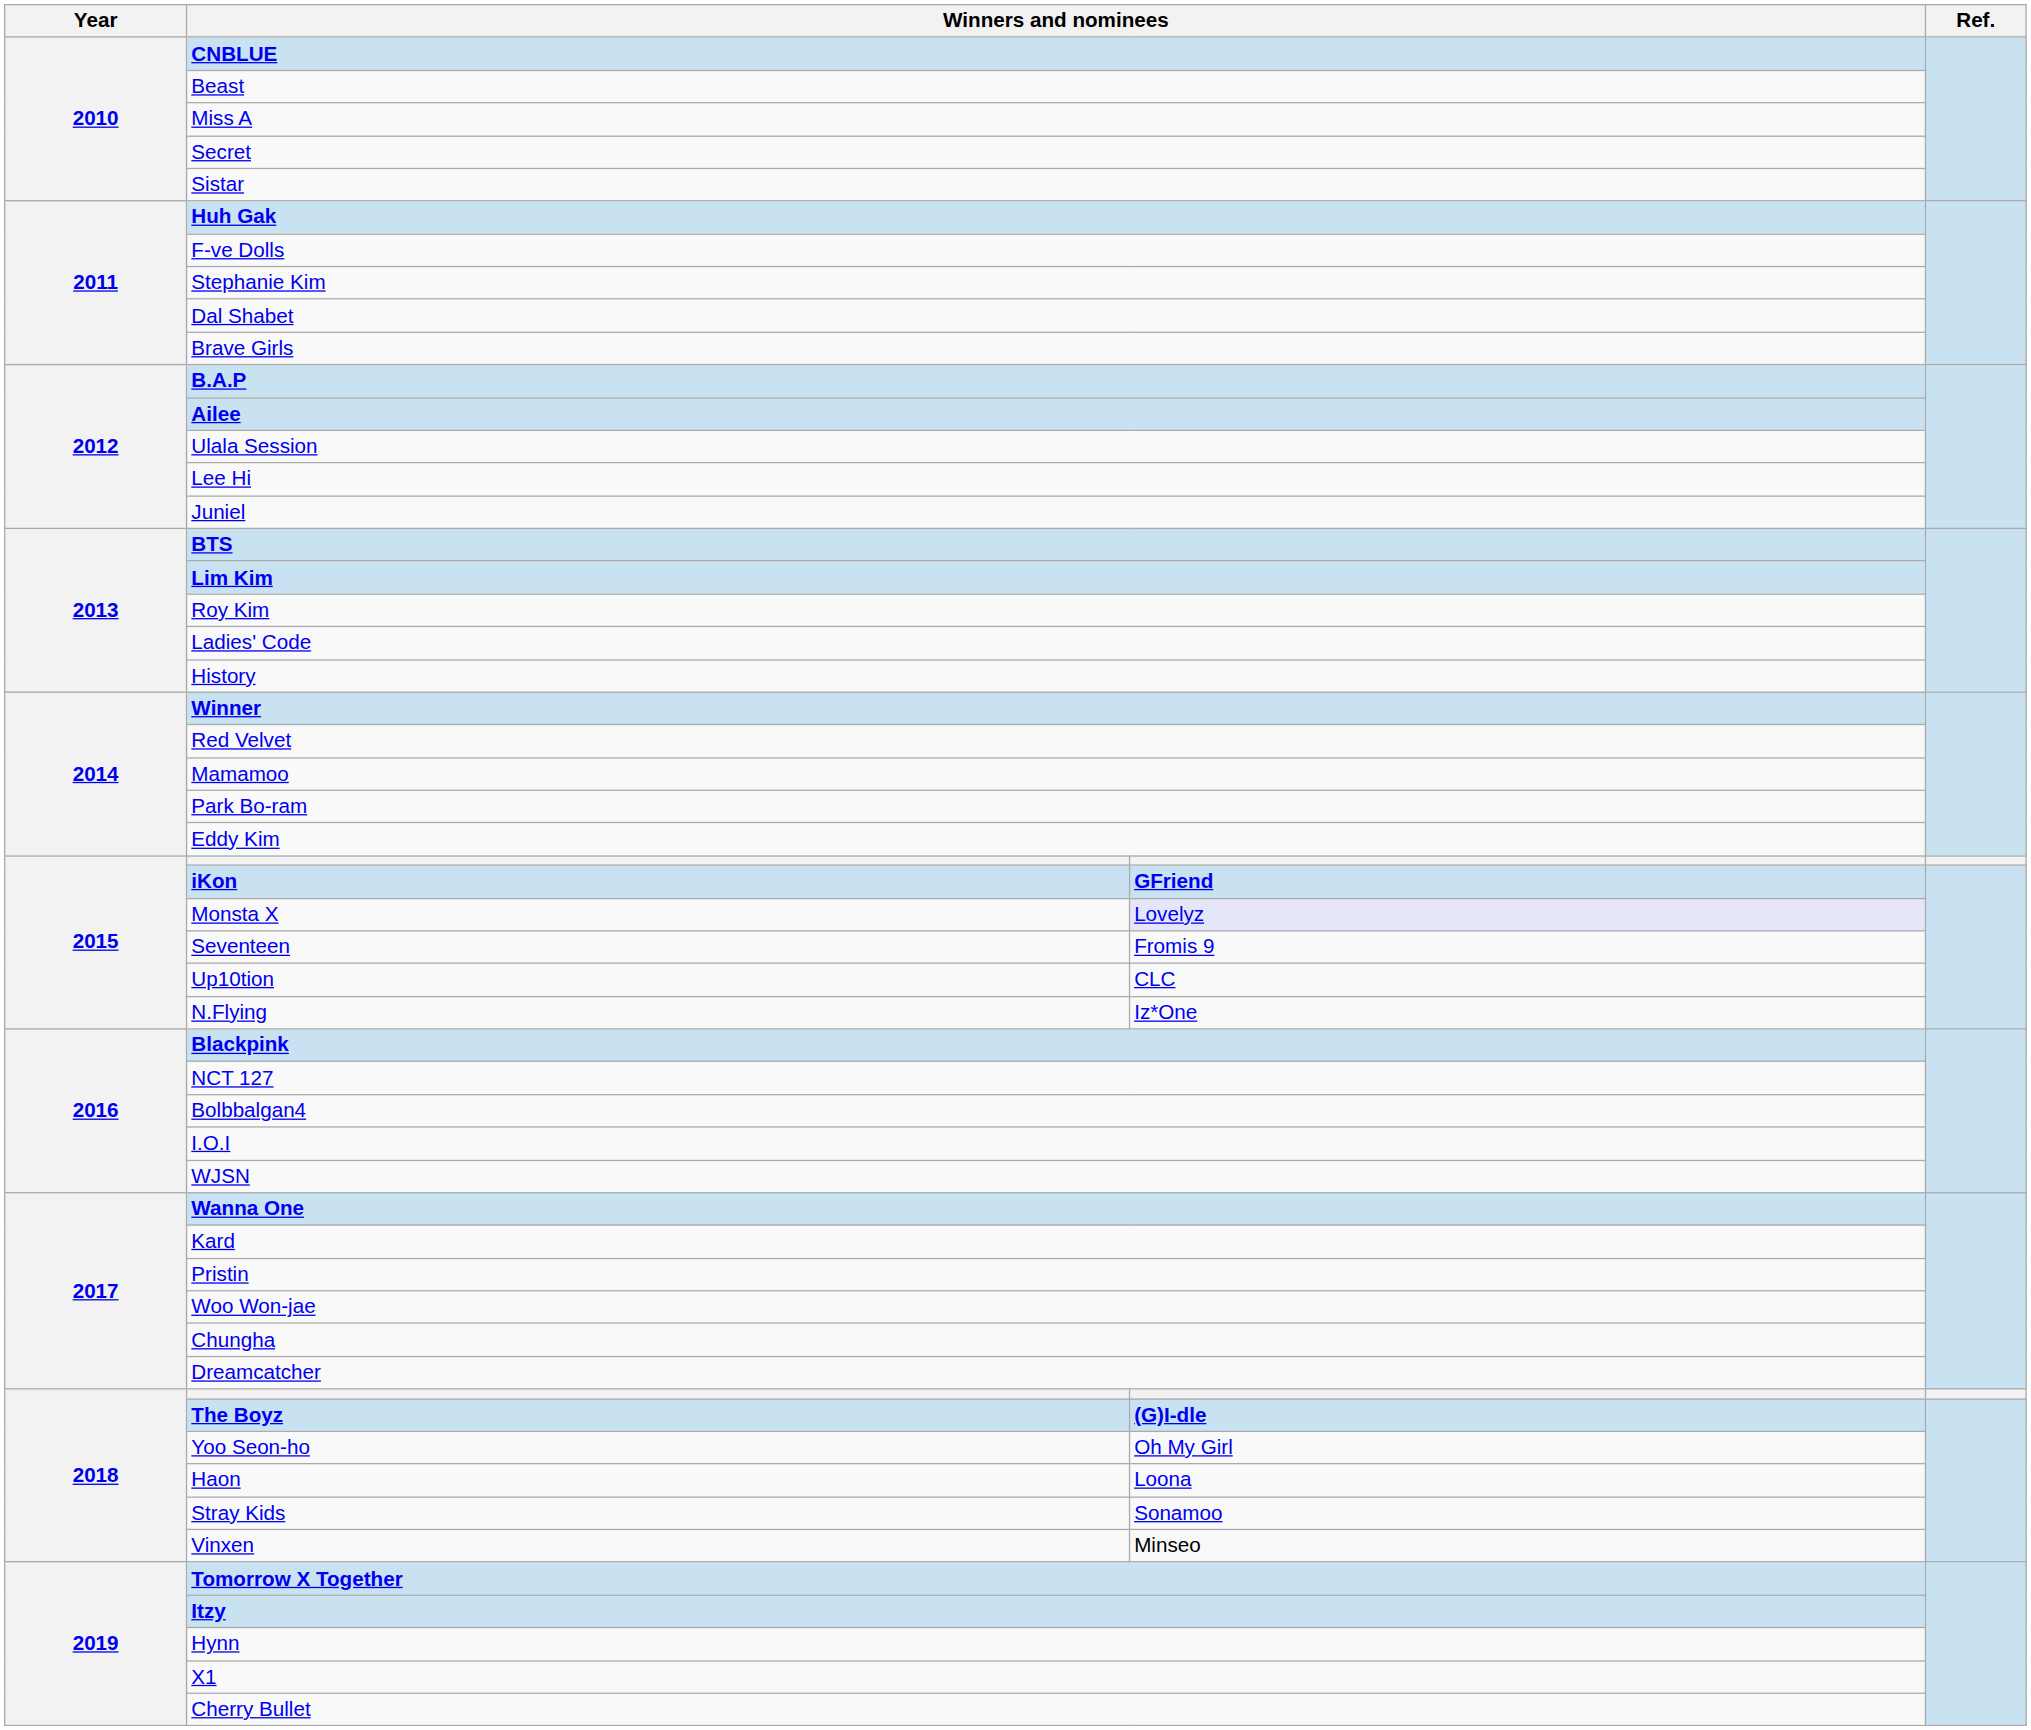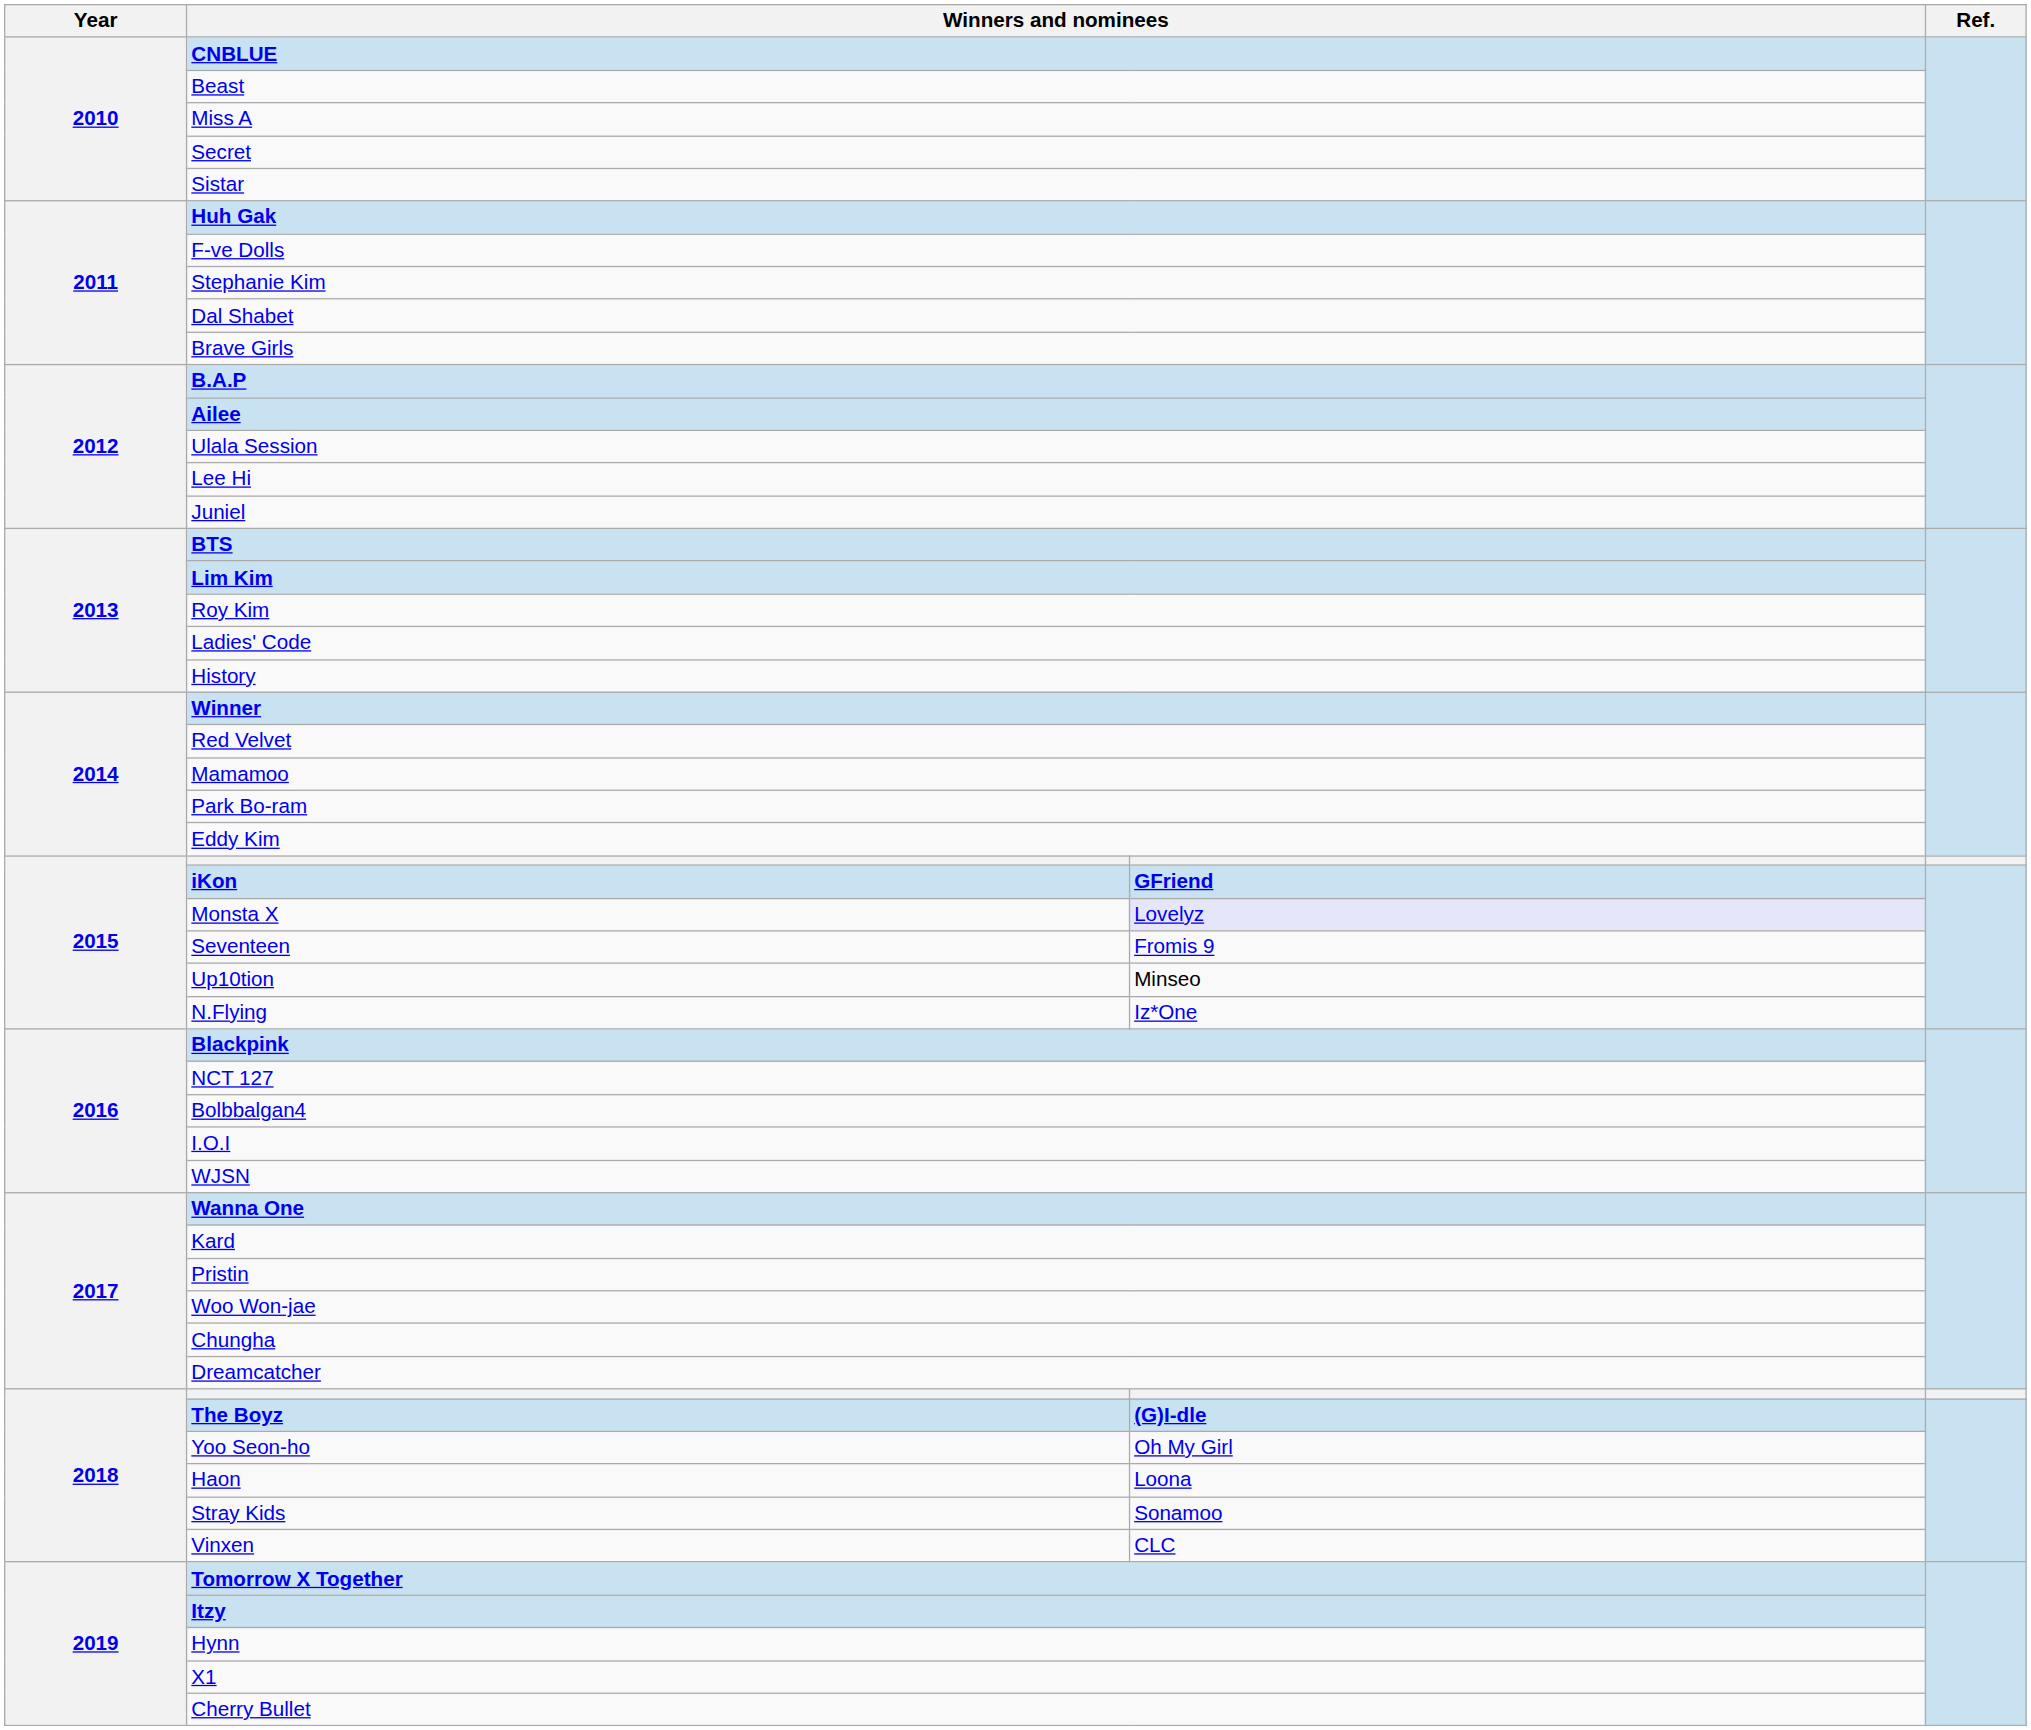(1155, 979) CLC -> (1167, 979) Minseo
(1167, 1545) Minseo -> (1155, 1545) CLC
